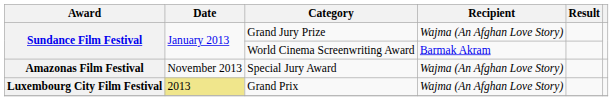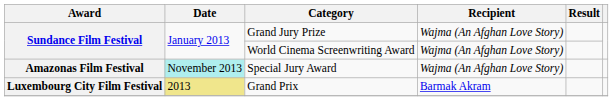(455, 50) Barmak Akram -> (492, 50) Wajma (An Afghan Love Story)
(205, 68) no background -> (205, 68) paleturquoise background
(492, 86) Wajma (An Afghan Love Story) -> (455, 86) Barmak Akram
